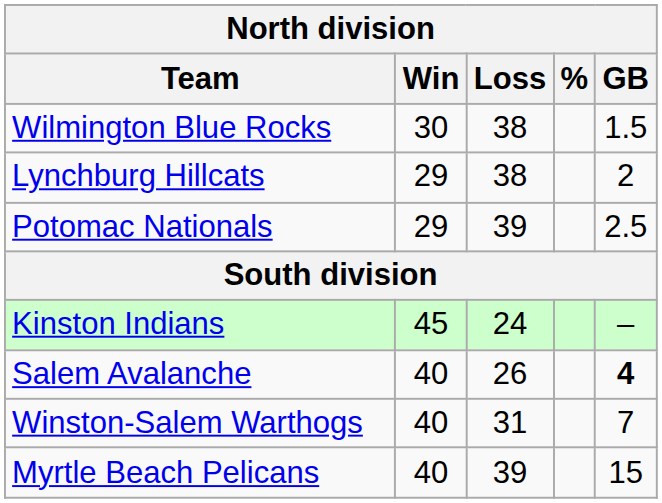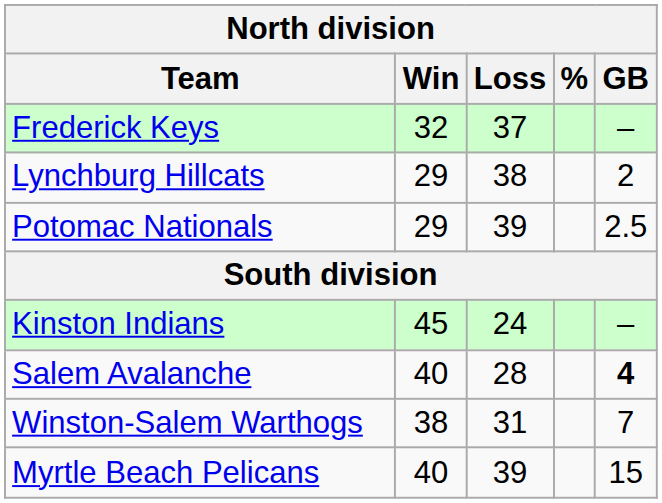+ row: (116, 127)
- row: (172, 127)
(510, 373) 26 -> (510, 373) 28
(431, 422) 40 -> (431, 422) 38
